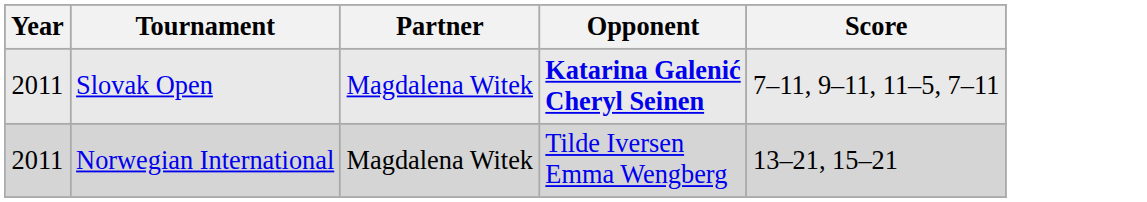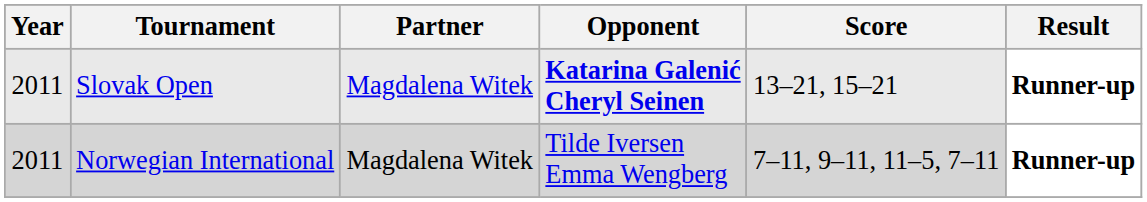+ column: (1073, 26)
(876, 85) 7–11, 9–11, 11–5, 7–11 -> (825, 85) 13–21, 15–21
(825, 160) 13–21, 15–21 -> (876, 160) 7–11, 9–11, 11–5, 7–11
